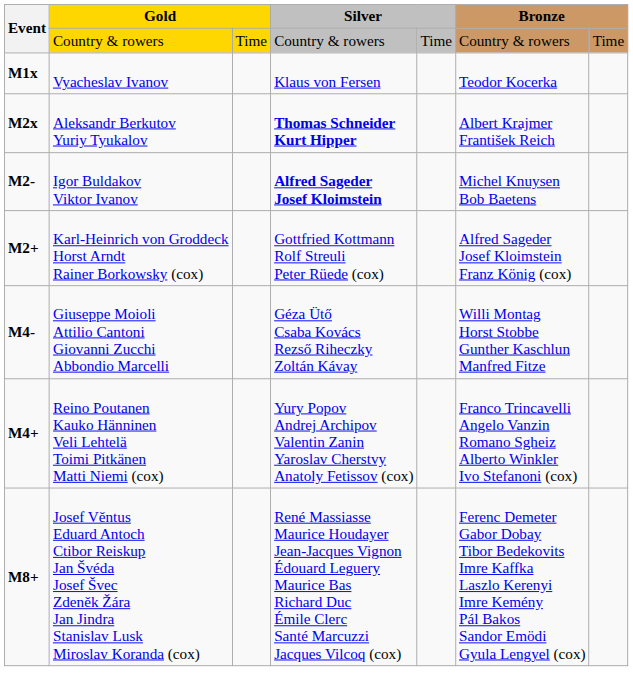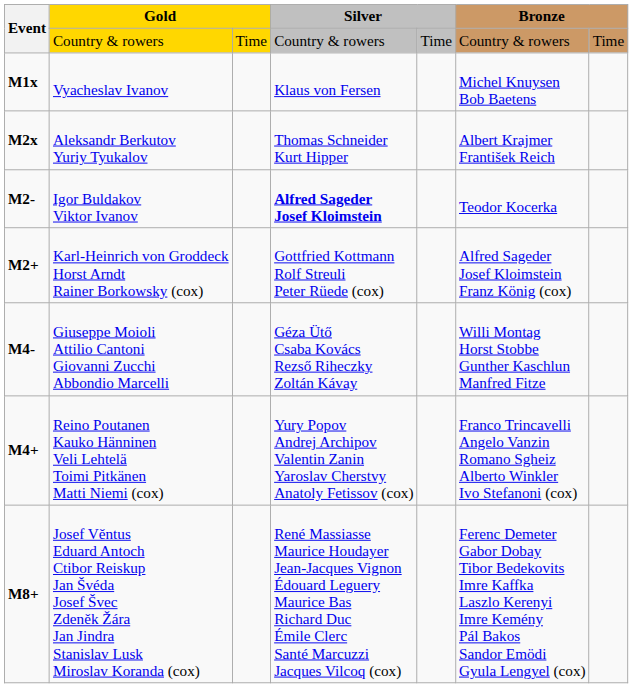(508, 81) Teodor Kocerka -> (509, 90) Michel Knuysen Bob Baetens
(335, 131) bold -> (331, 148) normal
(509, 189) Michel Knuysen Bob Baetens -> (508, 207) Teodor Kocerka
